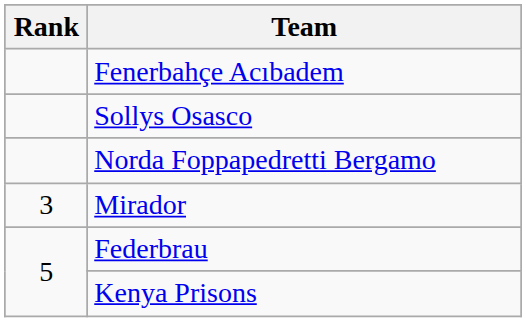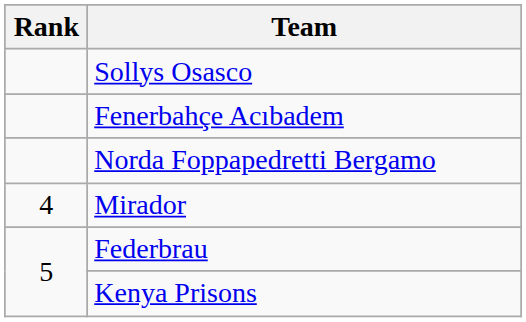rows swapped: (219, 71) <-> (173, 115)
(46, 204) 3 -> (46, 204) 4
